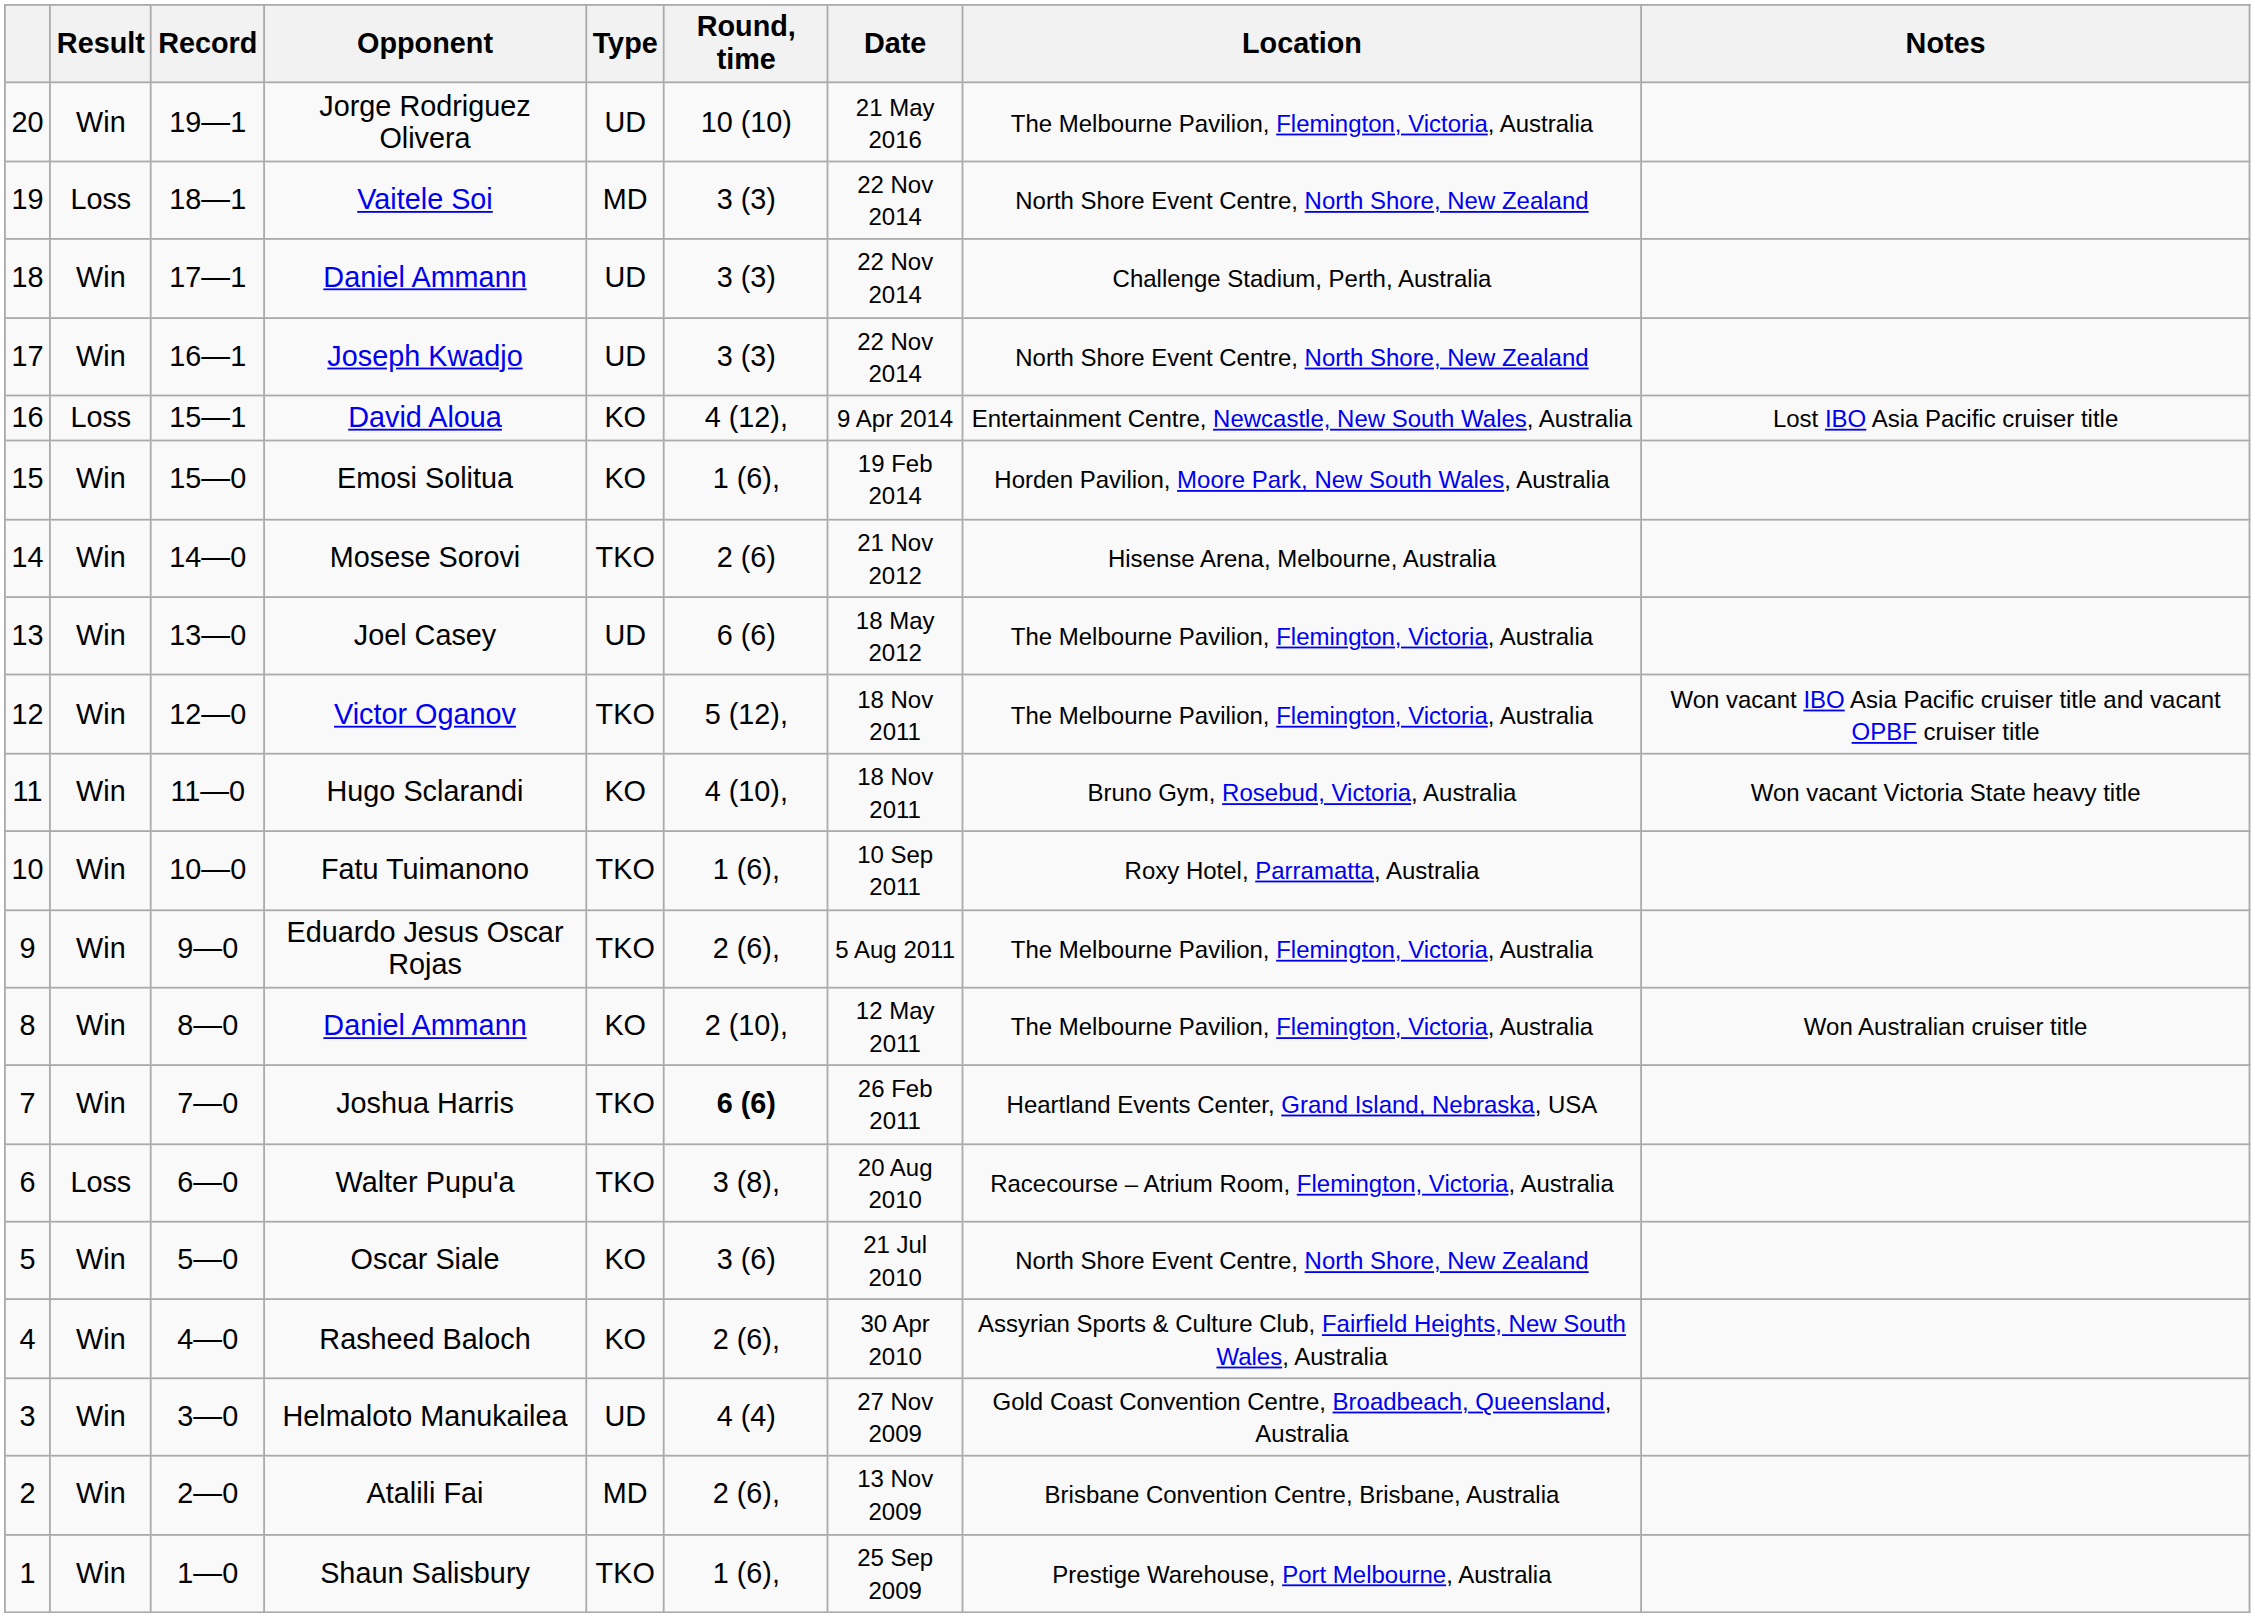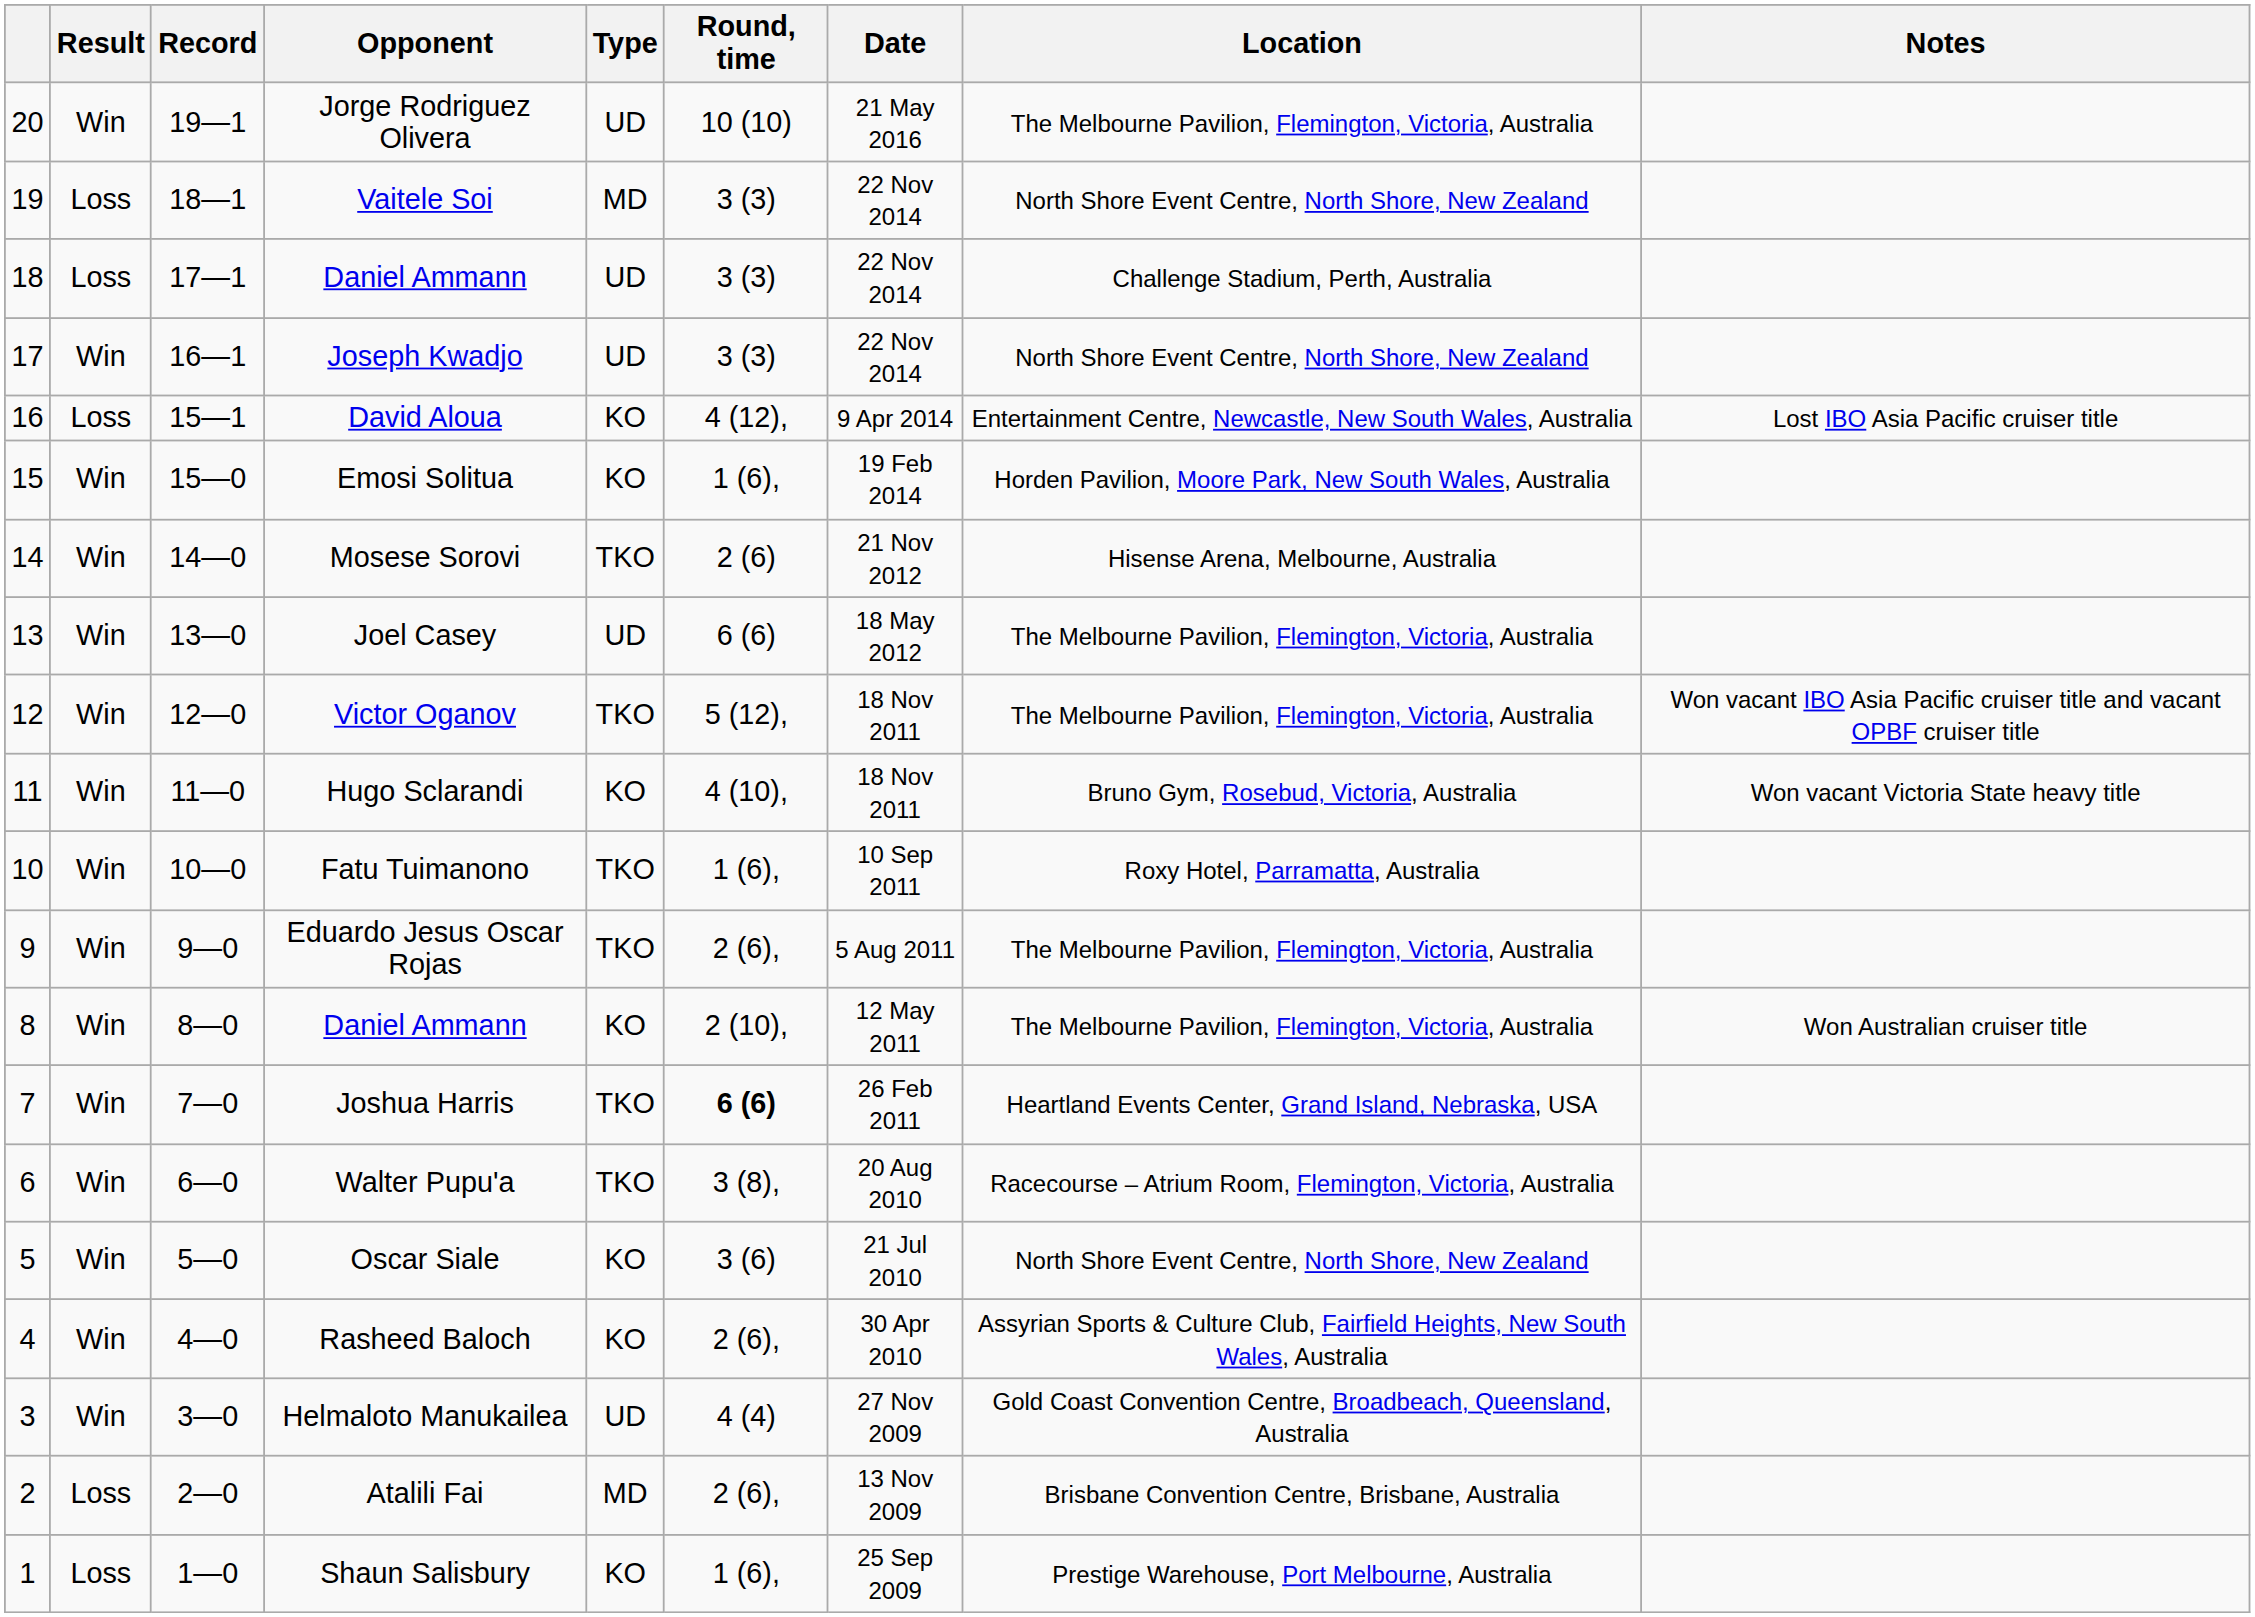(101, 277) Win -> (101, 277) Loss
(101, 1182) Loss -> (101, 1182) Win
(101, 1494) Win -> (101, 1494) Loss
(101, 1572) Win -> (101, 1572) Loss
(625, 1572) TKO -> (625, 1572) KO
